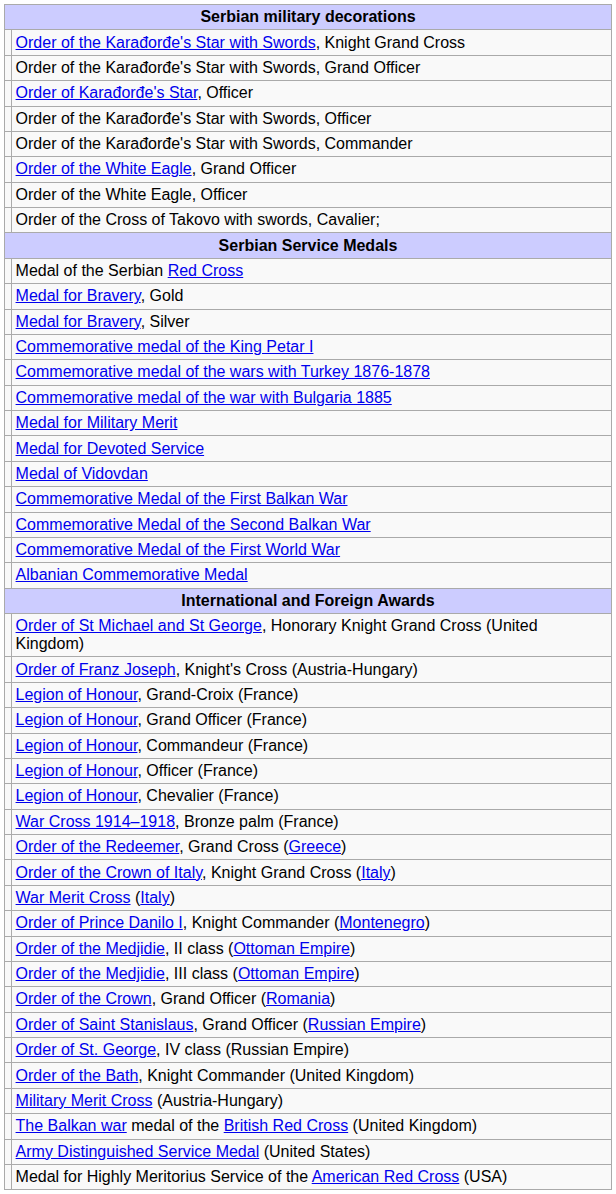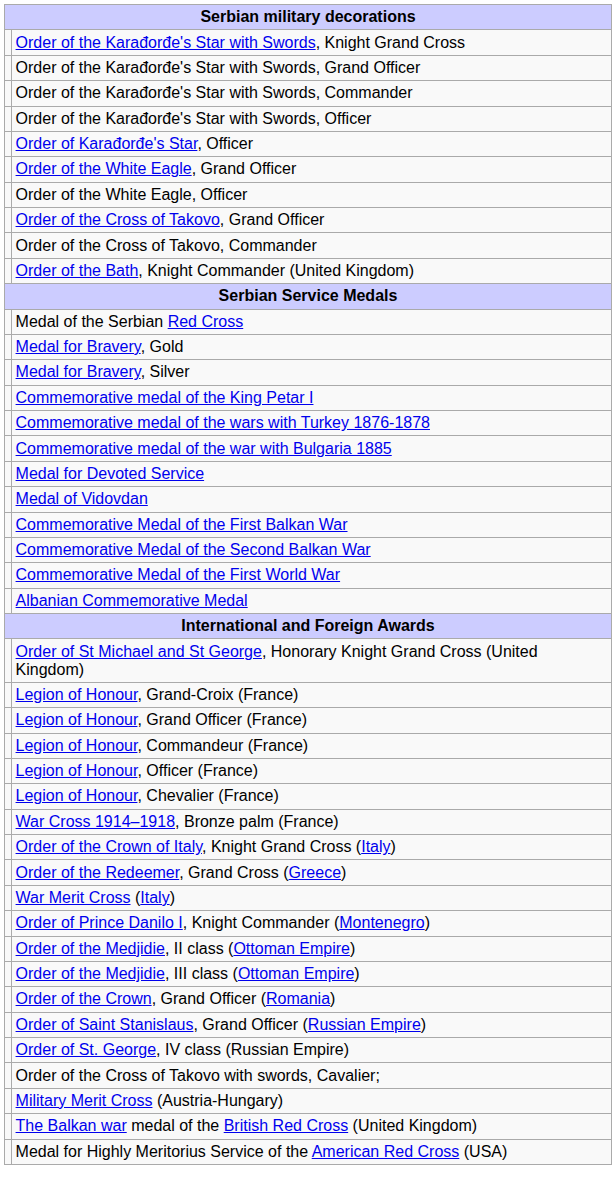rows swapped: (214, 144) <-> (134, 93)
+ row: (170, 220)
+ row: (166, 245)
rows swapped: (198, 220) <-> (215, 1075)
- row: (96, 423)
- row: (217, 669)
rows swapped: (181, 847) <-> (206, 872)
- row: (193, 1151)
